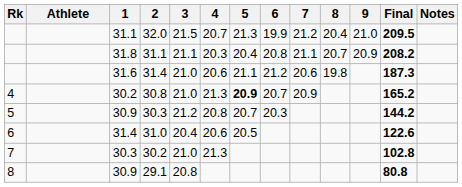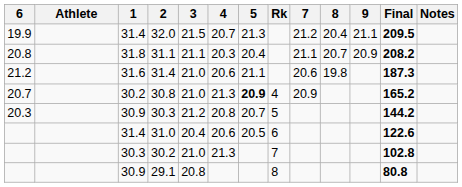columns swapped: (15, 14) <-> (275, 14)
(125, 34) 31.1 -> (133, 34) 31.4
(365, 34) 21.0 -> (365, 34) 21.1
